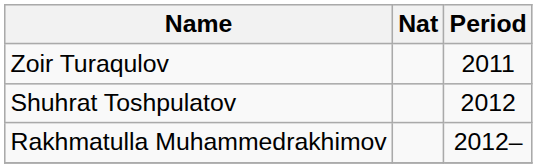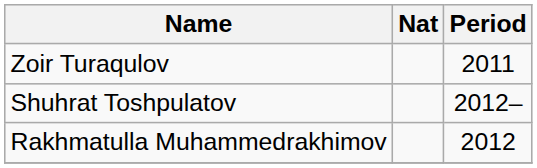(488, 102) 2012 -> (488, 102) 2012–
(488, 142) 2012– -> (488, 142) 2012
